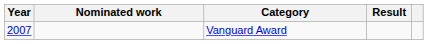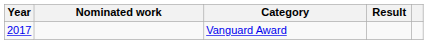(19, 30) 2007 -> (19, 30) 2017
